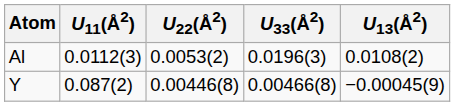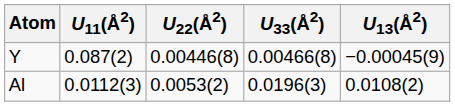rows swapped: (15, 86) <-> (17, 56)
